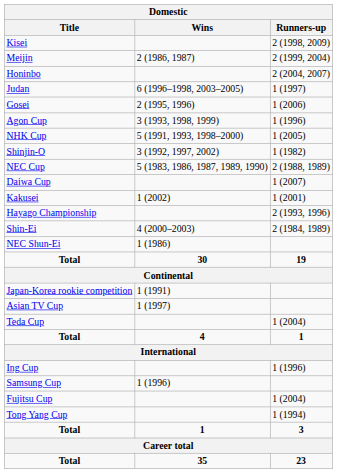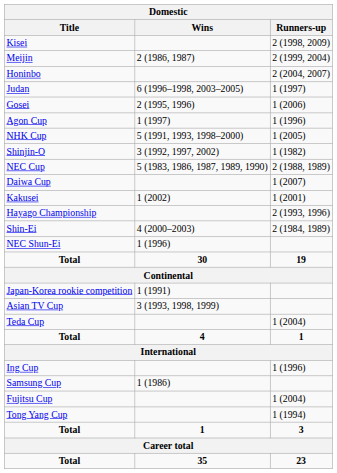(178, 120) 3 (1993, 1998, 1999) -> (153, 120) 1 (1997)
(153, 244) 1 (1986) -> (153, 244) 1 (1996)
(153, 306) 1 (1997) -> (178, 306) 3 (1993, 1998, 1999)
(153, 383) 1 (1996) -> (153, 383) 1 (1986)
